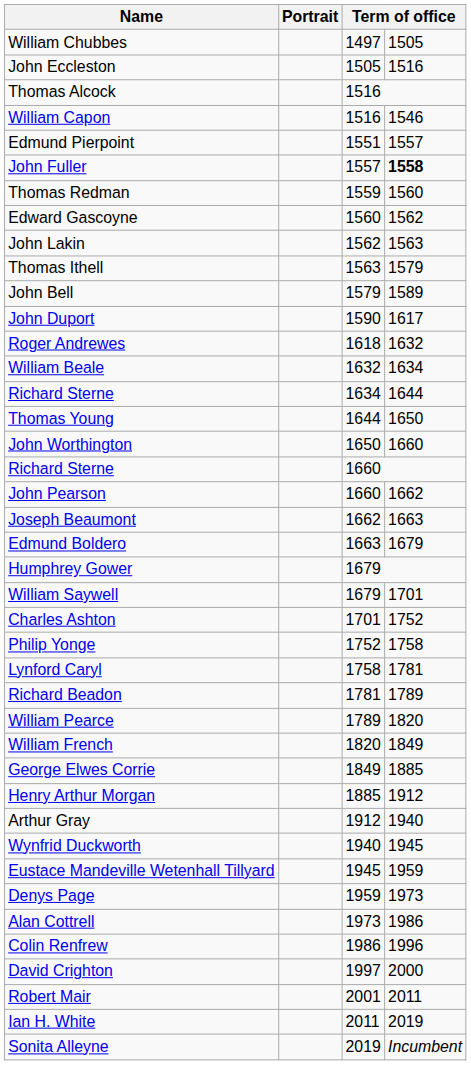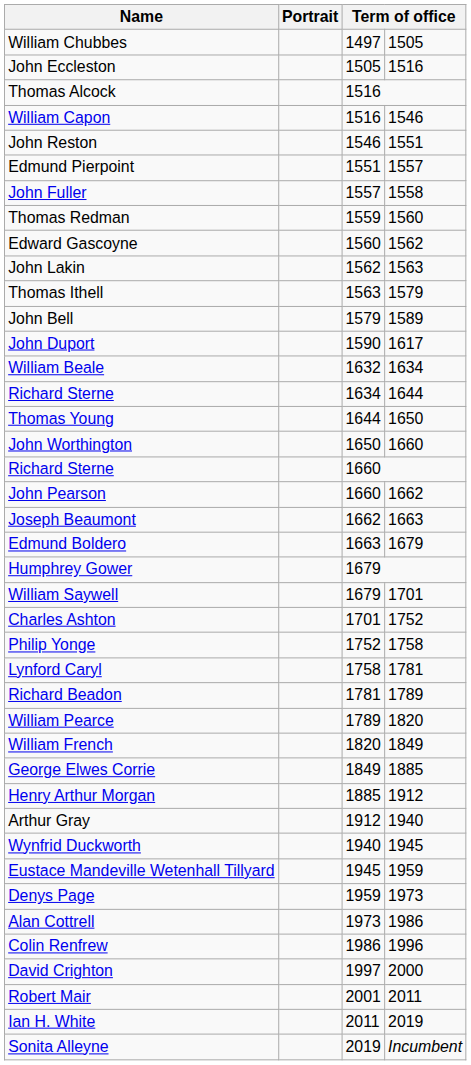+ row: (53, 142)
(406, 167) bold -> (406, 192) normal
- row: (67, 343)
